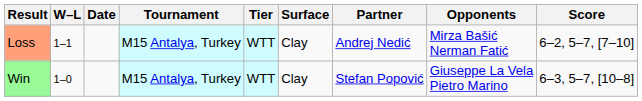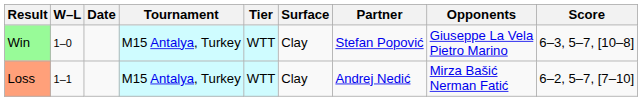rows swapped: (19, 78) <-> (21, 43)
